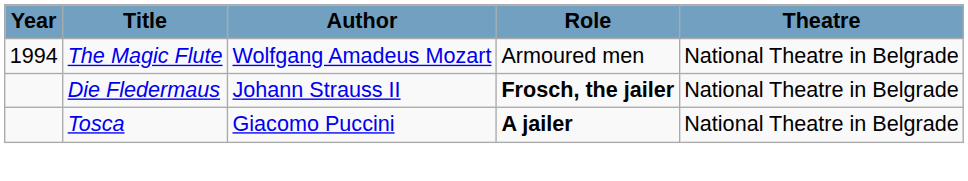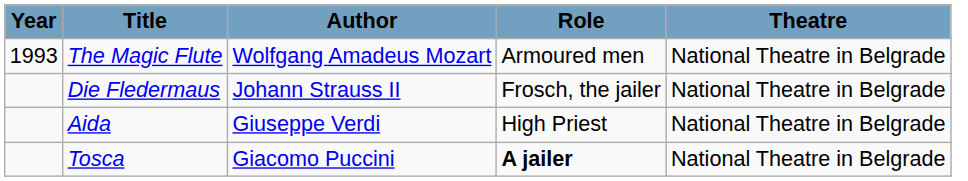(34, 55) 1994 -> (34, 55) 1993
(588, 90) bold -> (581, 90) normal
+ row: (89, 124)
